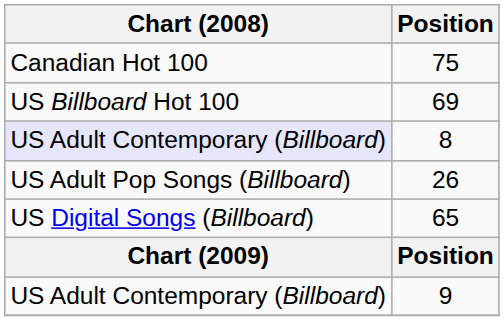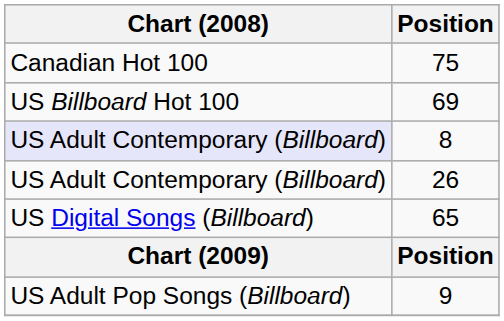(181, 179) US Adult Pop Songs (Billboard) -> (198, 179) US Adult Contemporary (Billboard)
(198, 295) US Adult Contemporary (Billboard) -> (181, 295) US Adult Pop Songs (Billboard)
